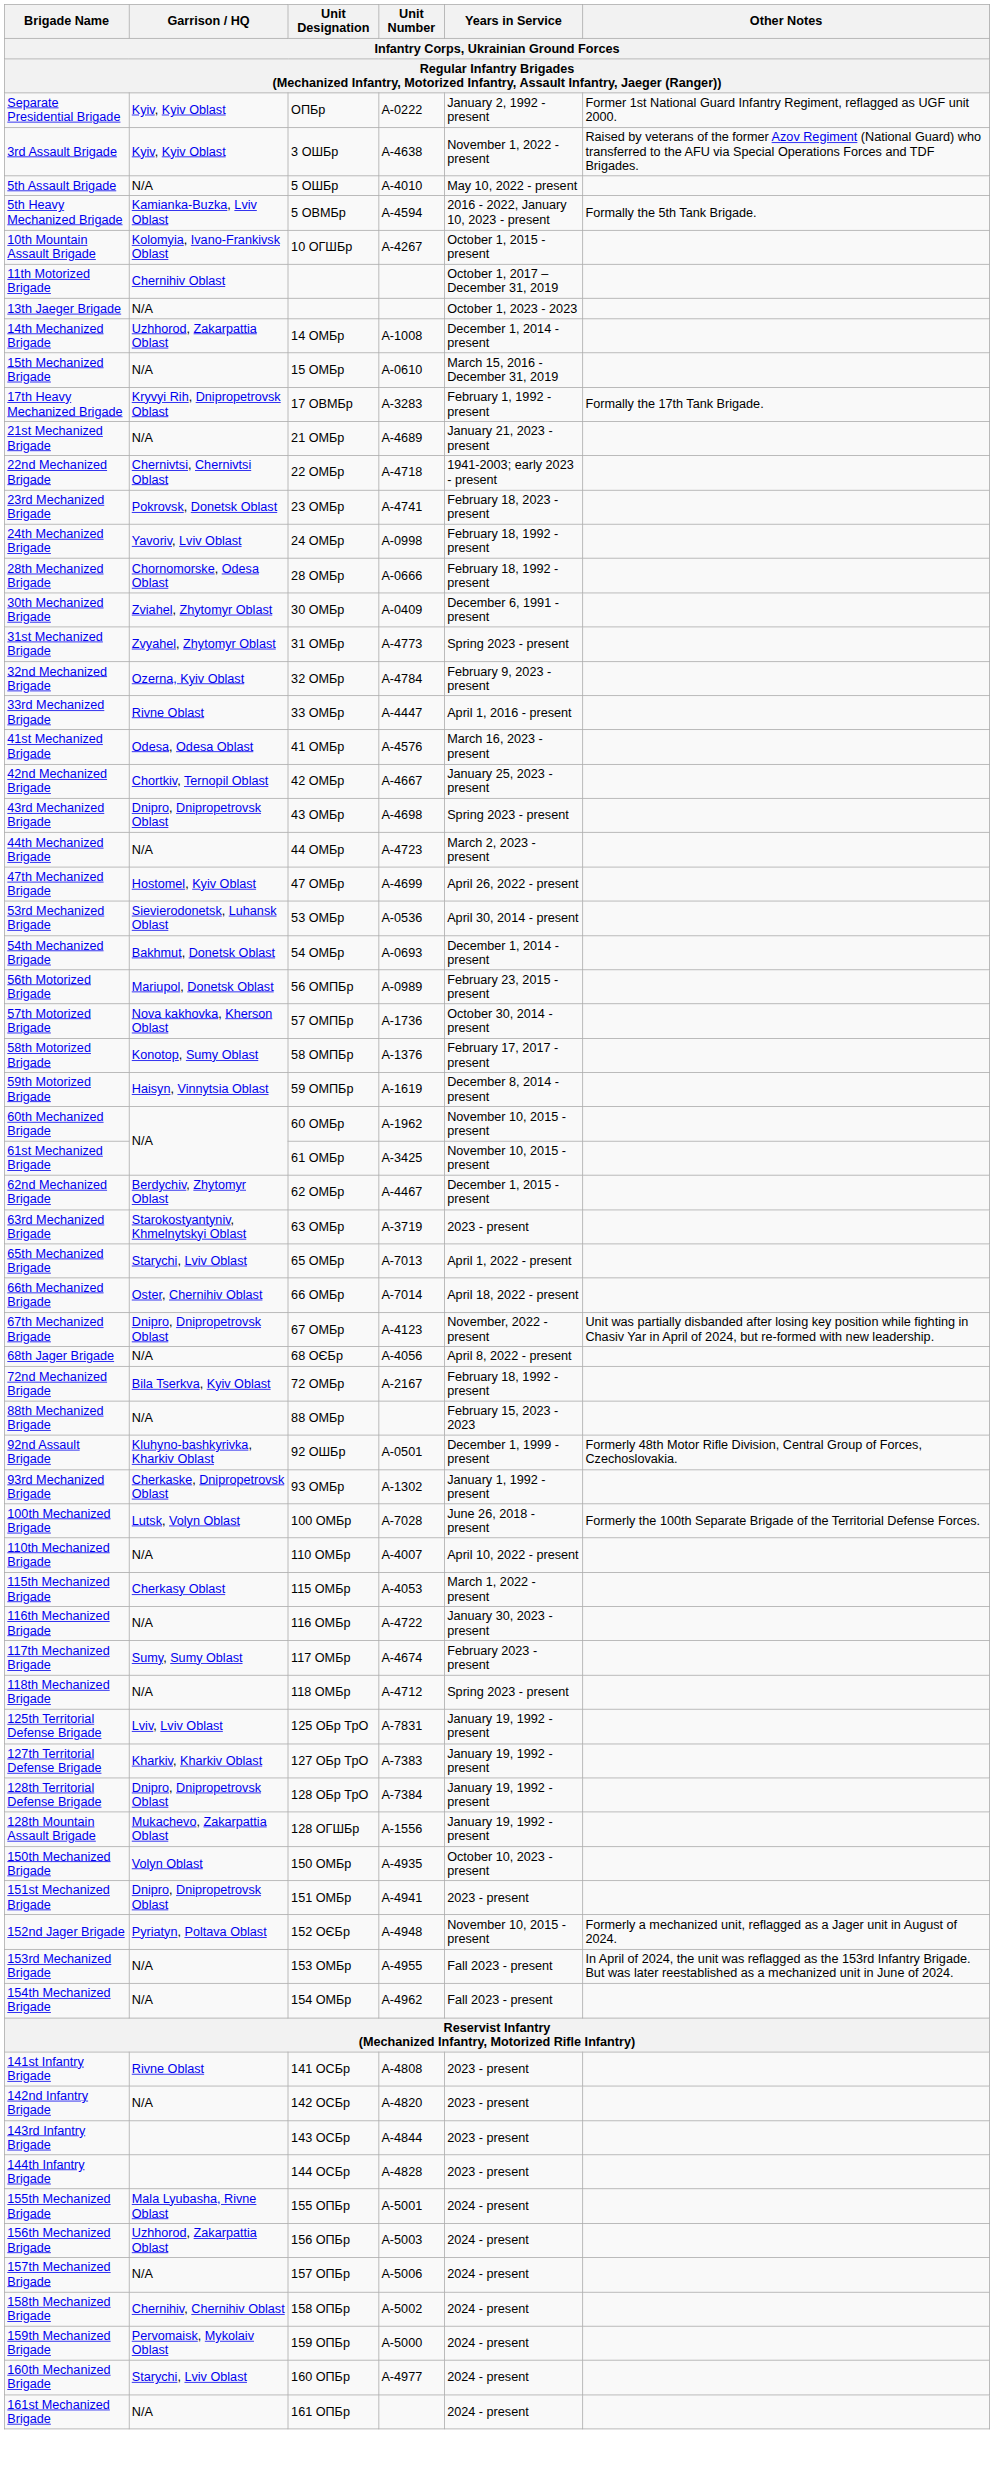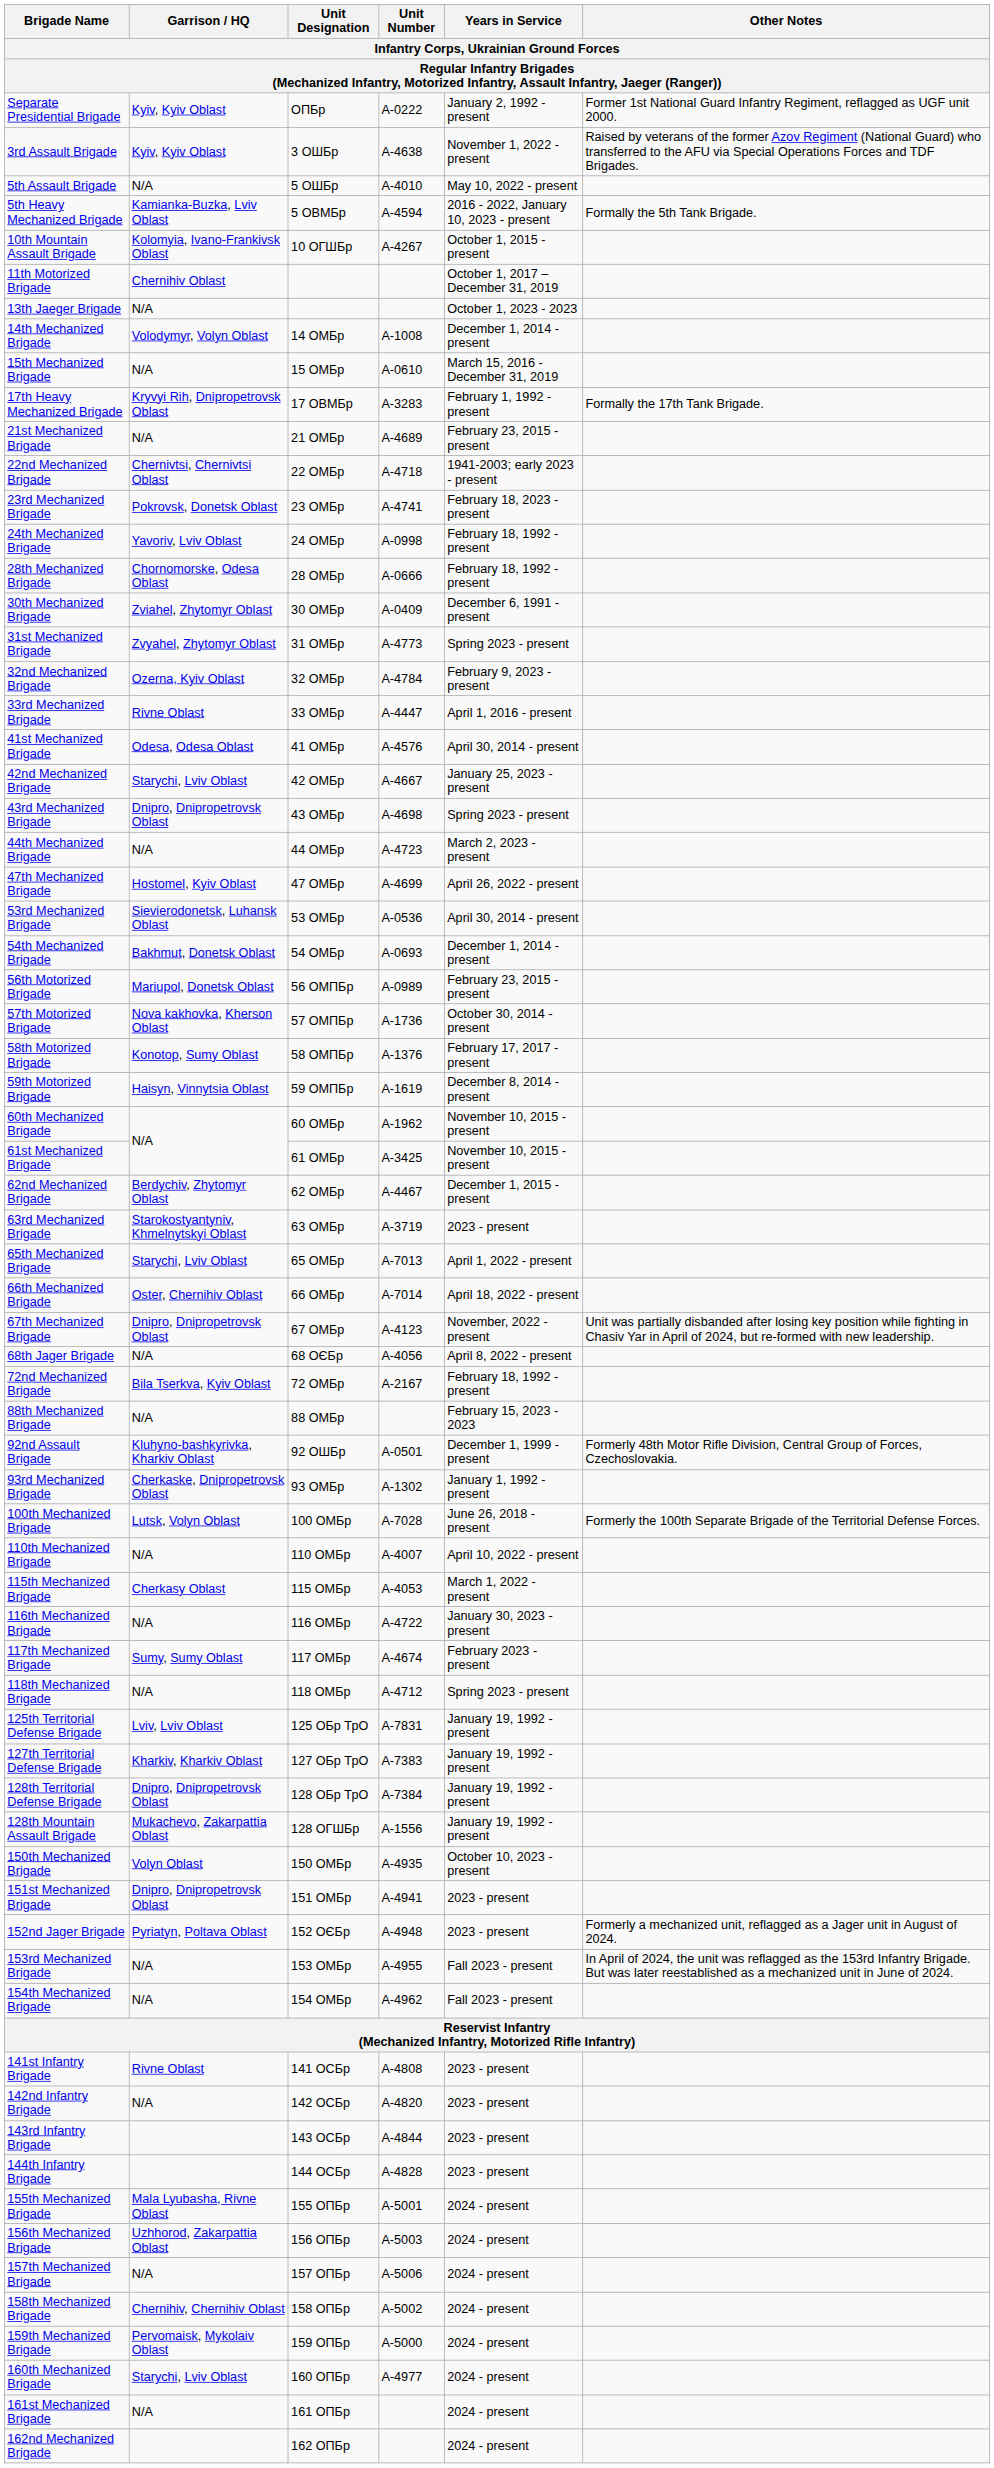(194, 335) Uzhhorod, Zakarpattia Oblast -> (200, 335) Volodymyr, Volyn Oblast
(500, 438) January 21, 2023 - present -> (503, 438) February 23, 2015 - present
(495, 747) March 16, 2023 - present -> (513, 747) April 30, 2014 - present
(200, 781) Chortkiv, Ternopil Oblast -> (189, 781) Starychi, Lviv Oblast
(507, 1932) November 10, 2015 - present -> (488, 1932) 2023 - present
+ row: (61, 2446)
